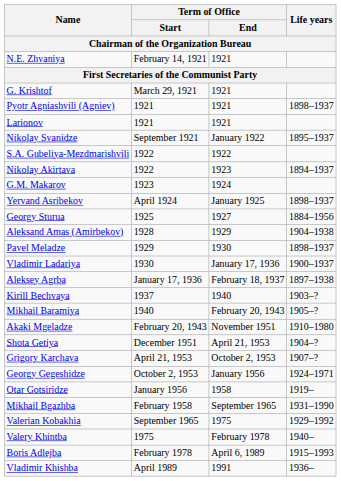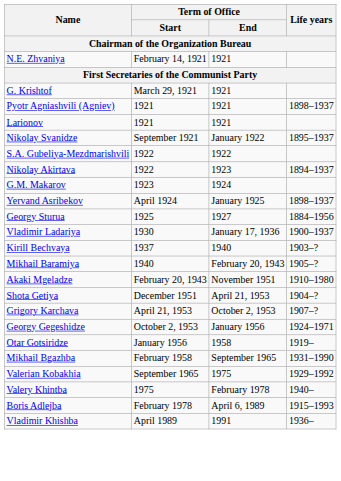- row: (65, 232)
- row: (36, 248)
- row: (36, 279)
